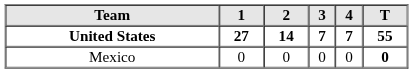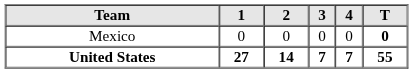rows swapped: (112, 57) <-> (112, 36)
